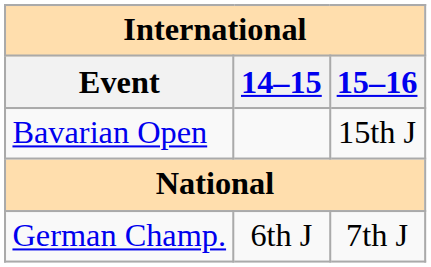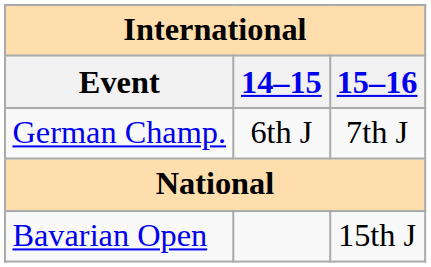rows swapped: (110, 132) <-> (119, 235)
